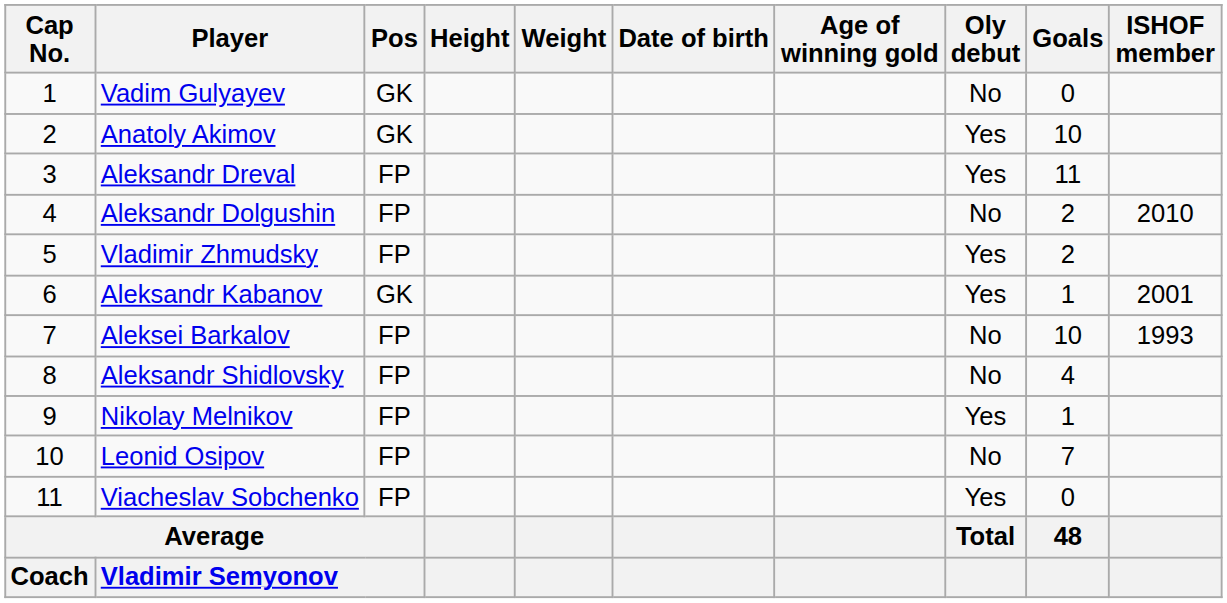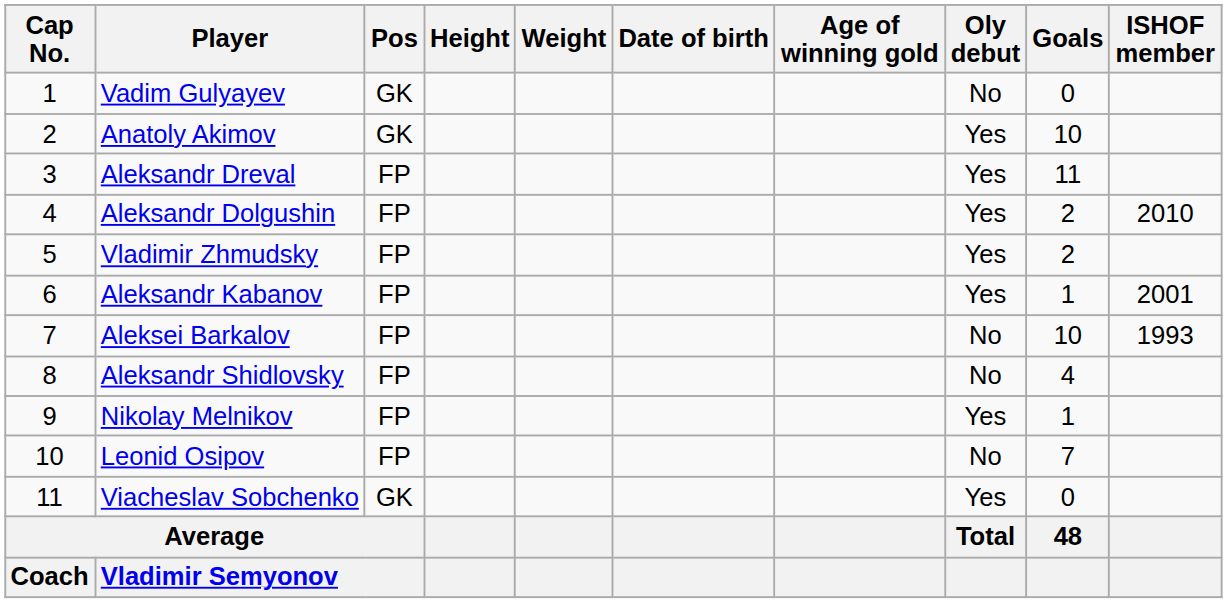(985, 214) No -> (985, 214) Yes
(394, 295) GK -> (394, 295) FP
(394, 496) FP -> (394, 496) GK
